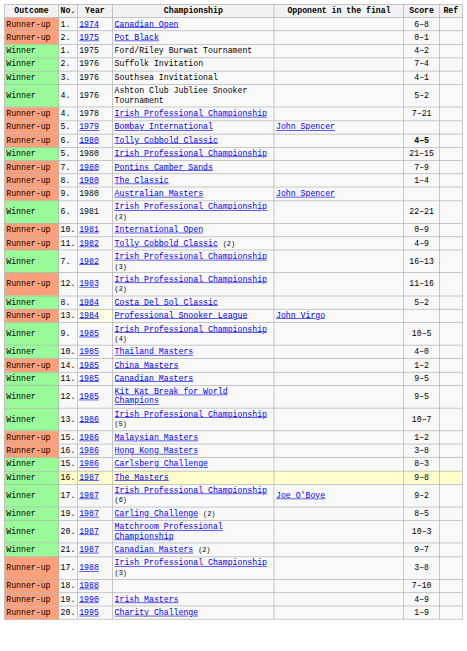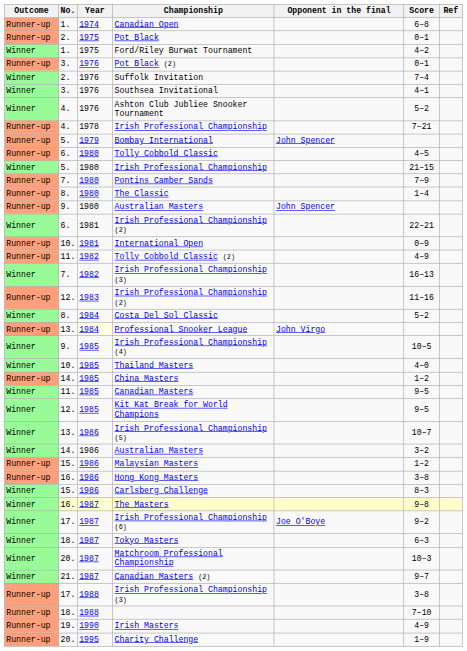+ row: (65, 64)
(422, 141) bold -> (422, 154) normal
+ row: (68, 451)
+ row: (68, 540)
- row: (68, 514)
